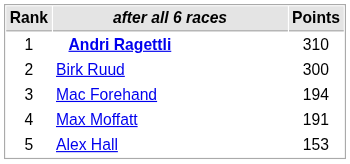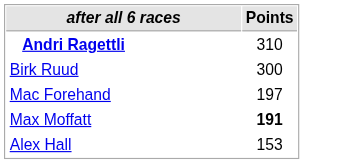- column: (29, 18)
(316, 95) 194 -> (270, 95) 197
(316, 120) normal -> (270, 120) bold
